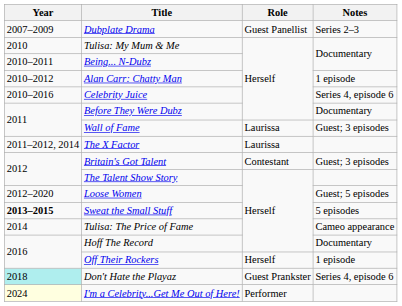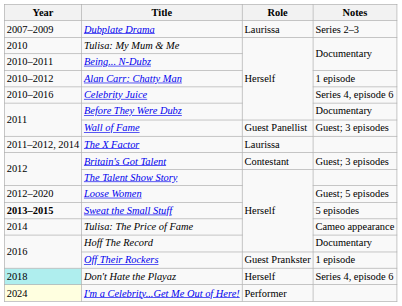(276, 29) Guest Panellist -> (262, 29) Laurissa
(262, 128) Laurissa -> (276, 128) Guest Panellist
(260, 260) Herself -> (278, 260) Guest Prankster
(278, 276) Guest Prankster -> (260, 276) Herself
